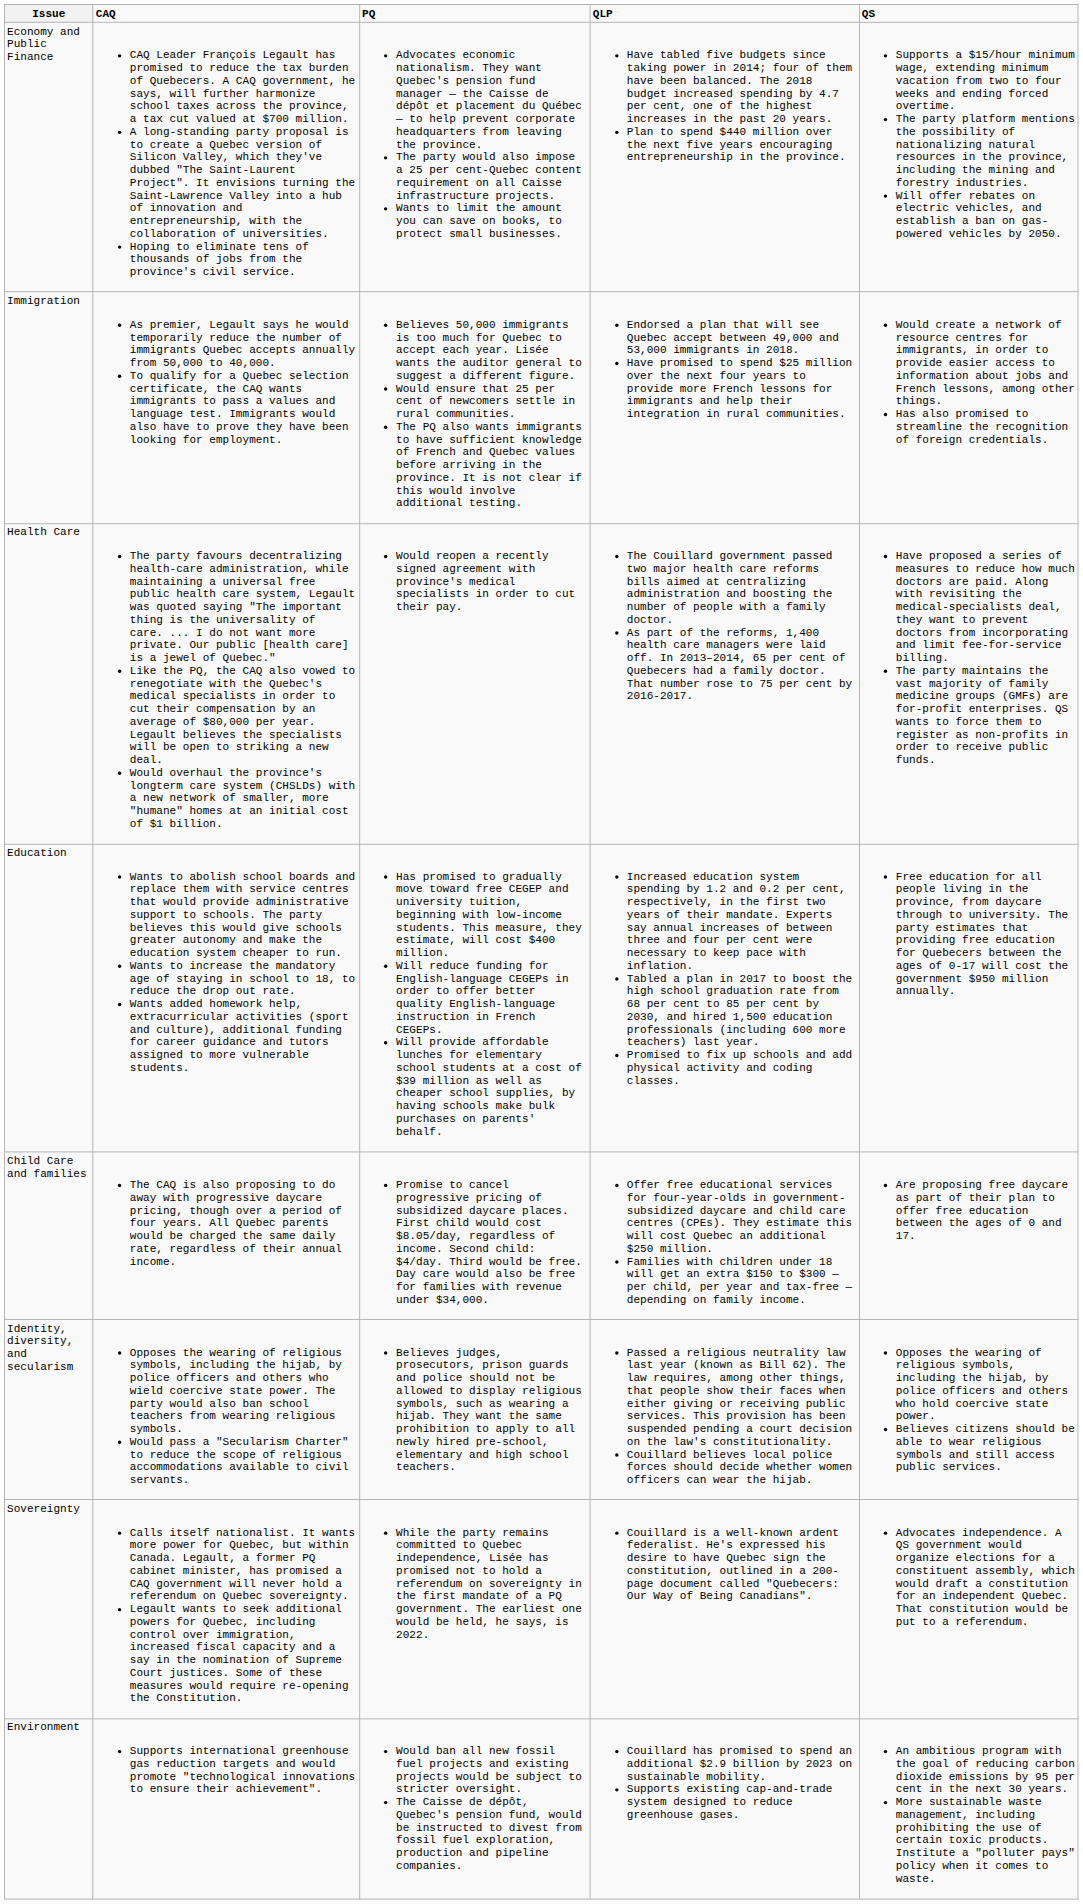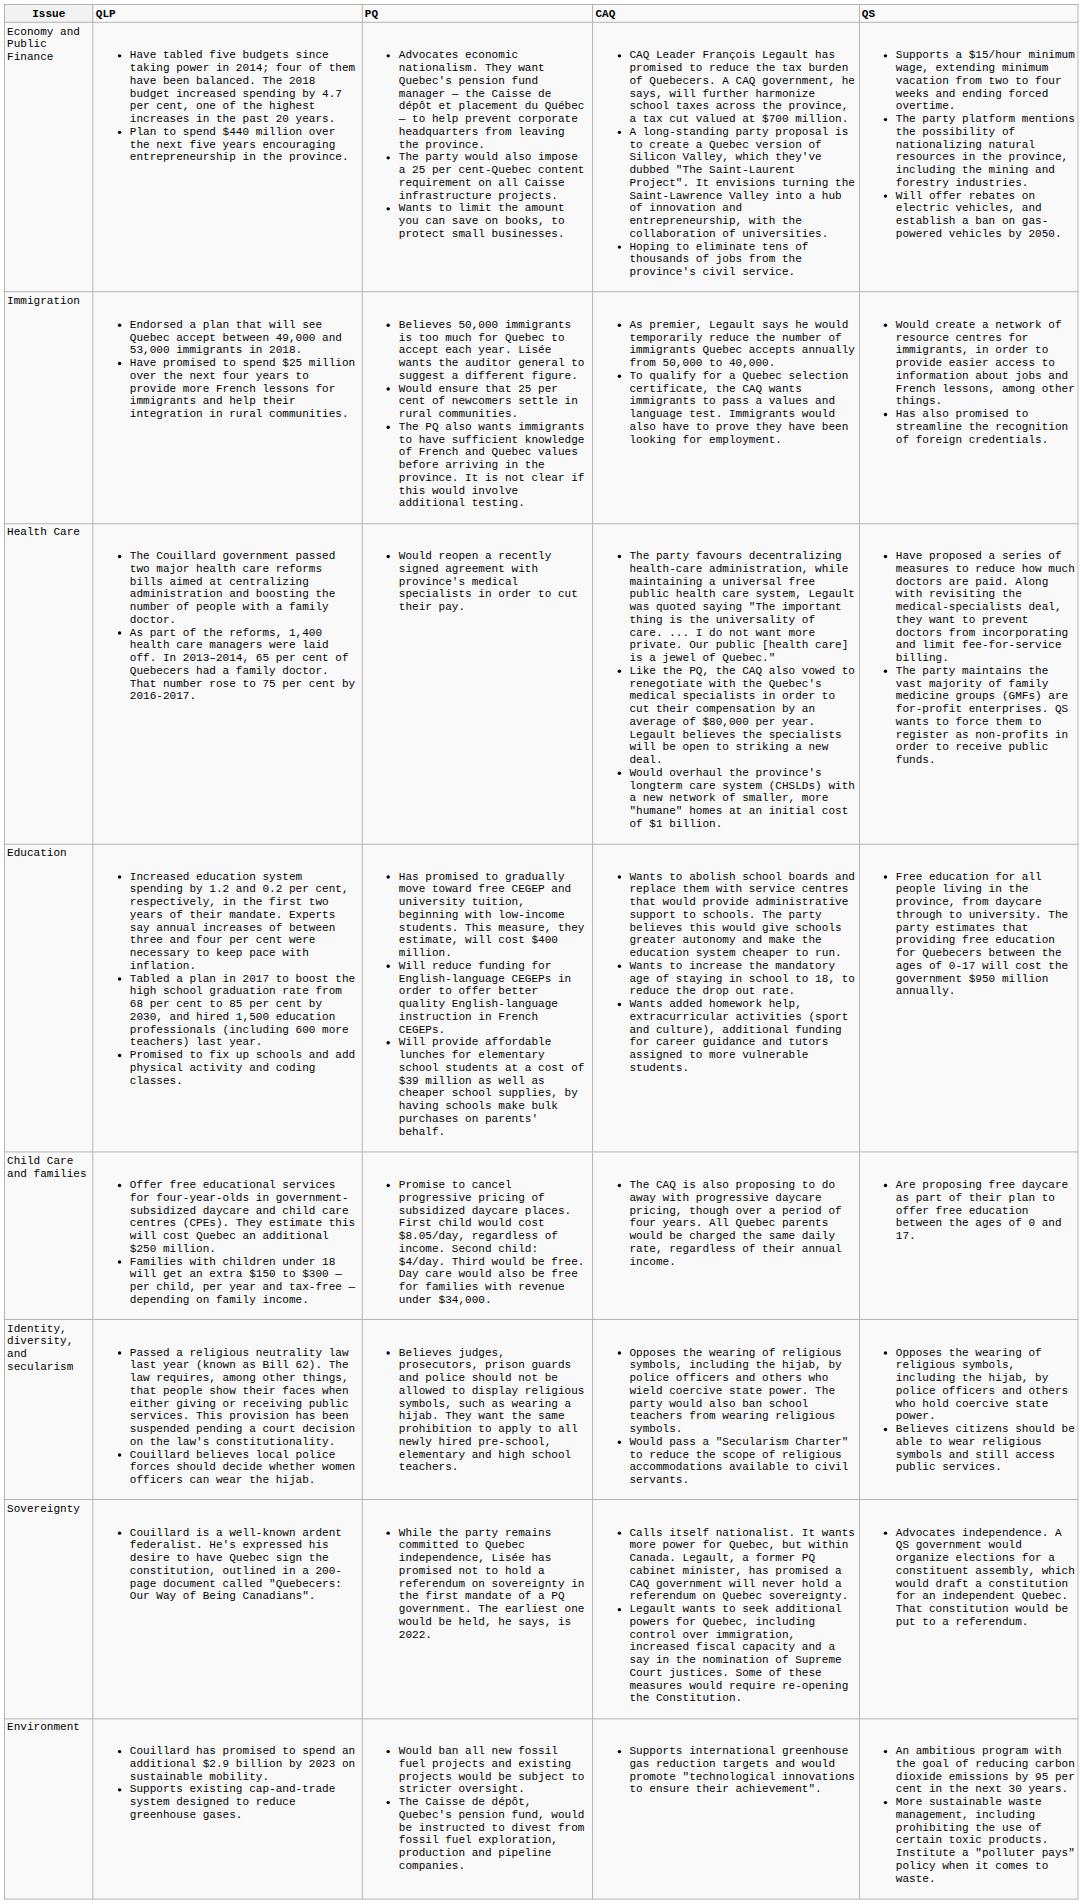columns swapped: (603, 13) <-> (106, 13)
